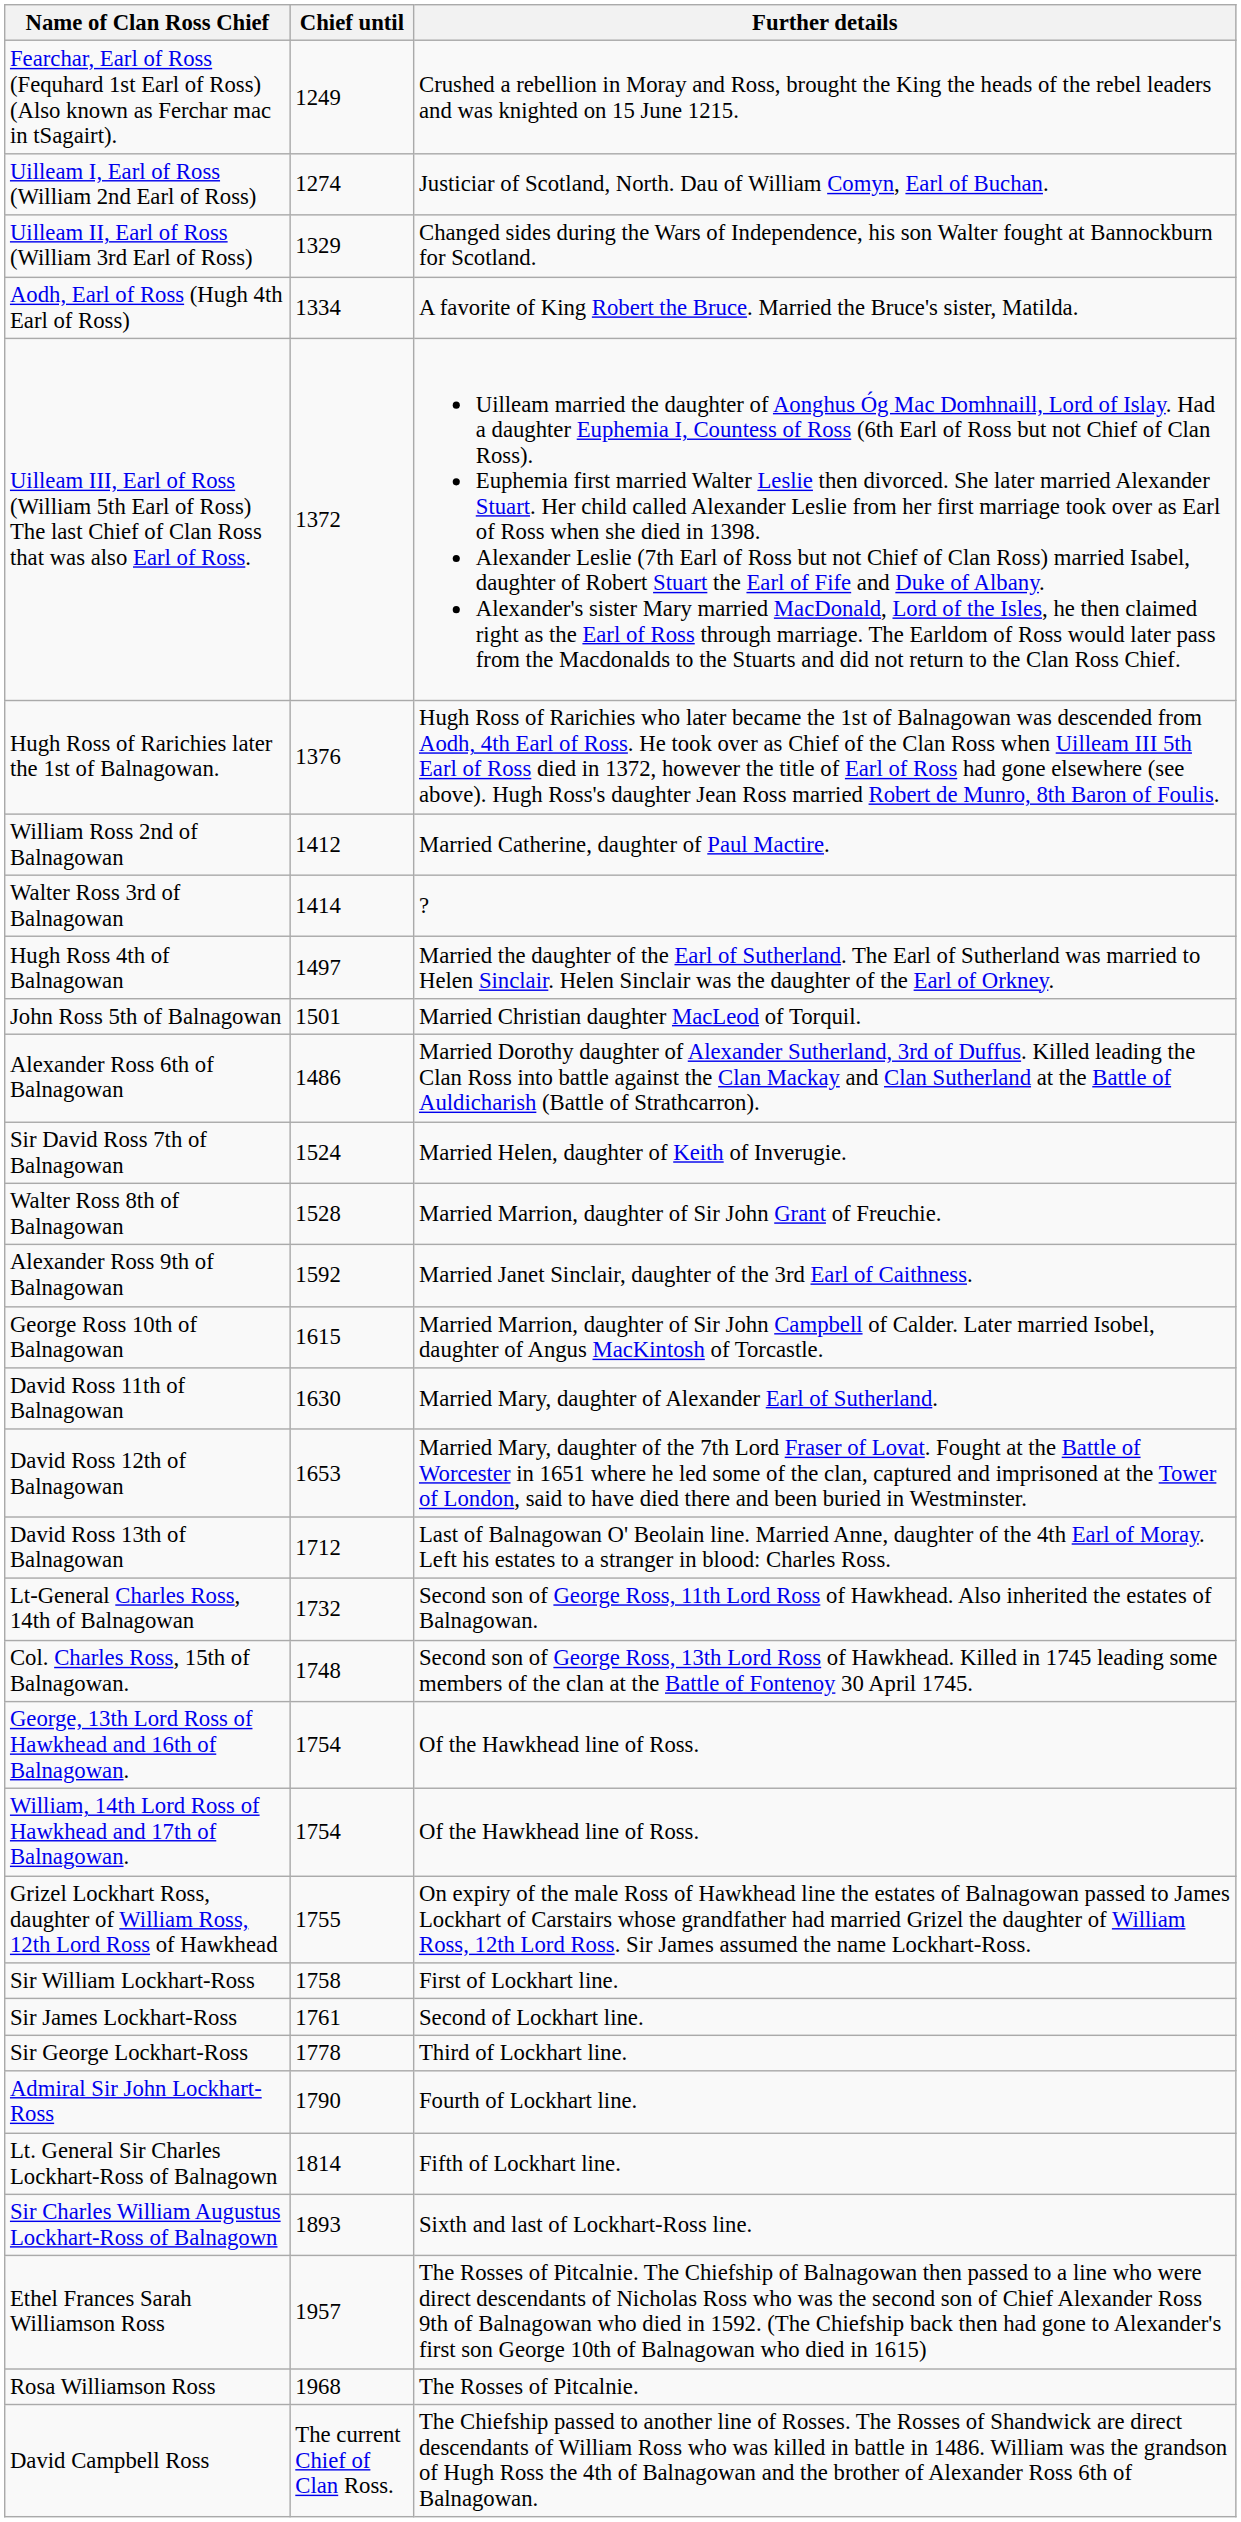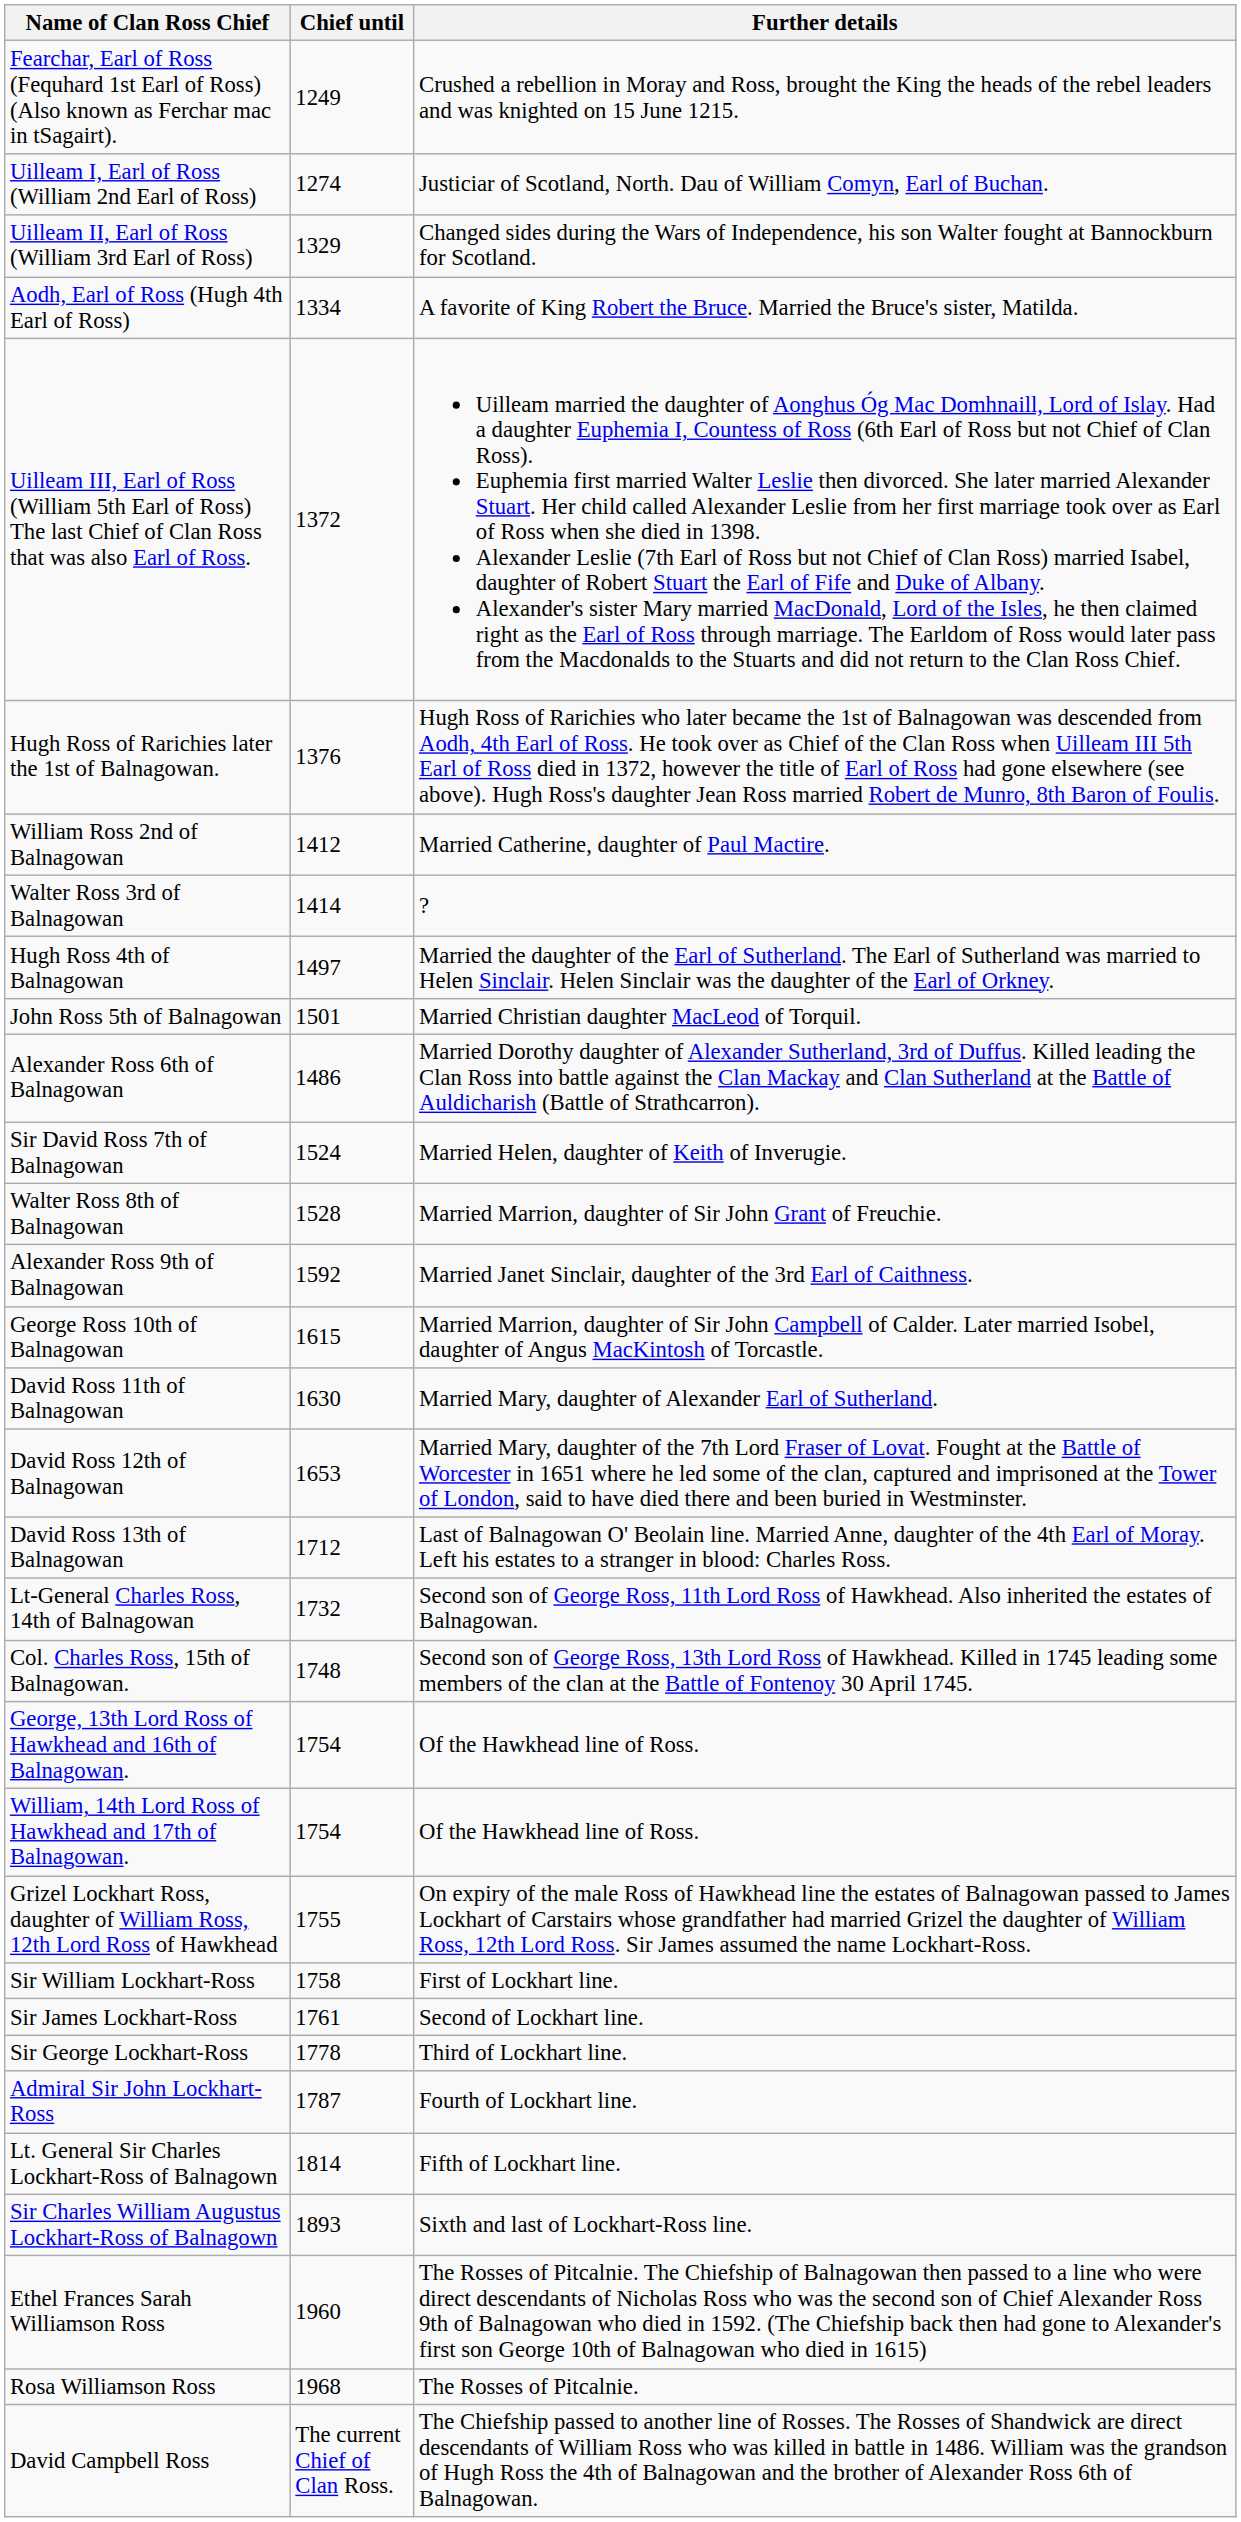(318, 2101) 1790 -> (318, 2101) 1787
(318, 2311) 1957 -> (318, 2311) 1960
